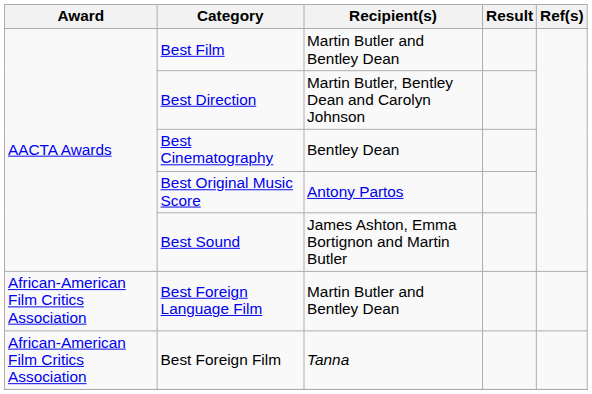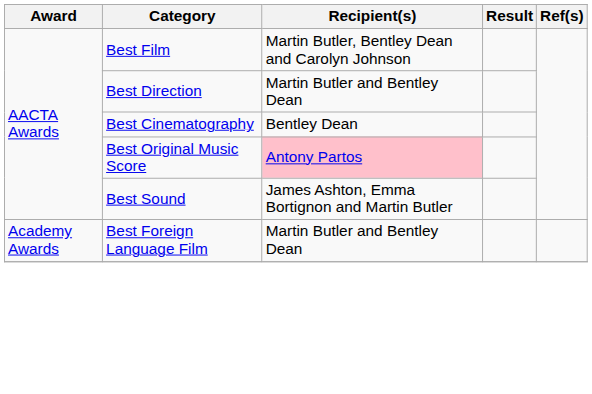(366, 49) Martin Butler and Bentley Dean -> (359, 49) Martin Butler, Bentley Dean and Carolyn Johnson
(380, 99) Martin Butler, Bentley Dean and Carolyn Johnson -> (352, 91) Martin Butler and Bentley Dean
(355, 191) no background -> (314, 157) pink background
(67, 301) African-American Film Critics Association -> (40, 240) Academy Awards
- row: (221, 360)
